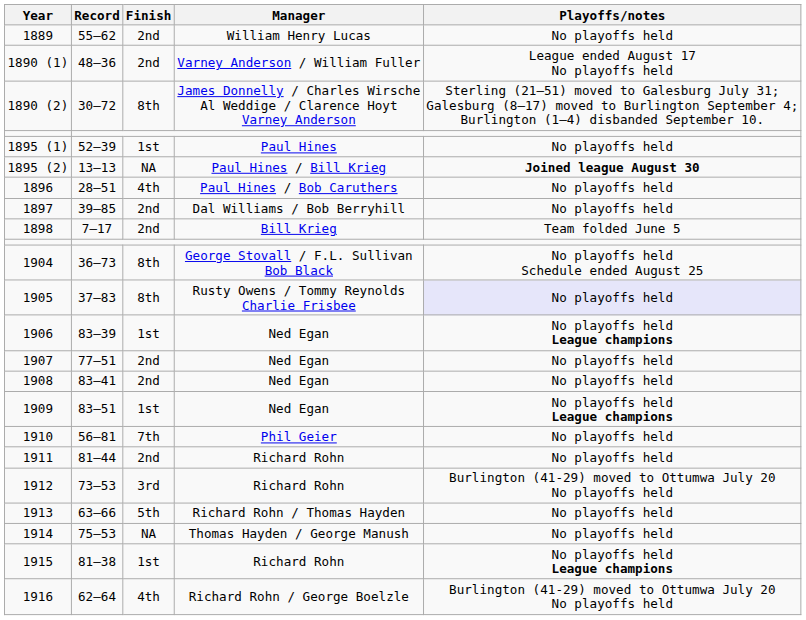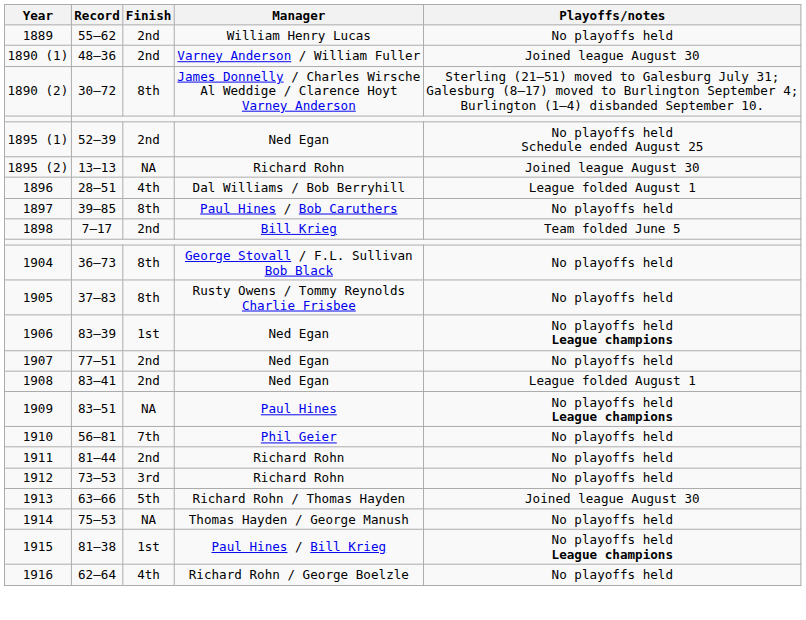(612, 63) League ended August 17 No playoffs held -> (612, 56) Joined league August 30
(149, 147) 1st -> (149, 139) 2nd
(299, 147) Paul Hines -> (299, 139) Ned Egan
(612, 147) No playoffs held -> (612, 139) No playoffs held Schedule ended August 25
(299, 167) Paul Hines / Bill Krieg -> (299, 167) Richard Rohn
(612, 167) bold -> (612, 167) normal
(299, 188) Paul Hines / Bob Caruthers -> (299, 188) Dal Williams / Bob Berryhill
(612, 188) No playoffs held -> (612, 188) League folded August 1
(149, 208) 2nd -> (149, 208) 8th
(299, 208) Dal Williams / Bob Berryhill -> (299, 208) Paul Hines / Bob Caruthers
(612, 263) No playoffs held Schedule ended August 25 -> (612, 263) No playoffs held
(612, 298) lavender background -> (612, 298) no background
(612, 381) No playoffs held -> (612, 381) League folded August 1
(149, 409) 1st -> (149, 409) NA
(299, 409) Ned Egan -> (299, 409) Paul Hines
(612, 485) Burlington (41-29) moved to Ottumwa July 20 No playoffs held -> (612, 478) No playoffs held
(612, 513) No playoffs held -> (612, 499) Joined league August 30
(299, 561) Richard Rohn -> (299, 547) Paul Hines / Bill Krieg
(612, 597) Burlington (41-29) moved to Ottumwa July 20 No playoffs held -> (612, 575) No playoffs held
